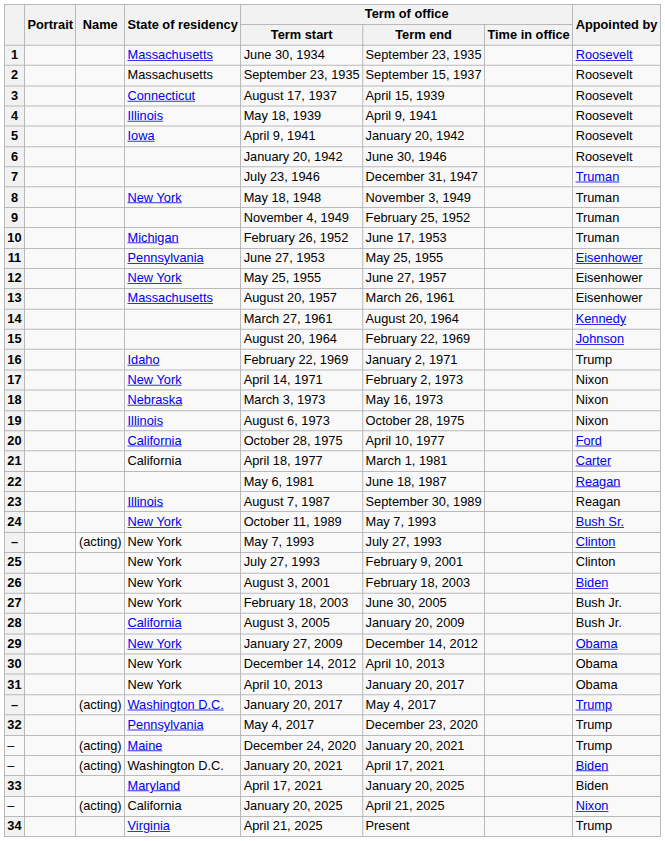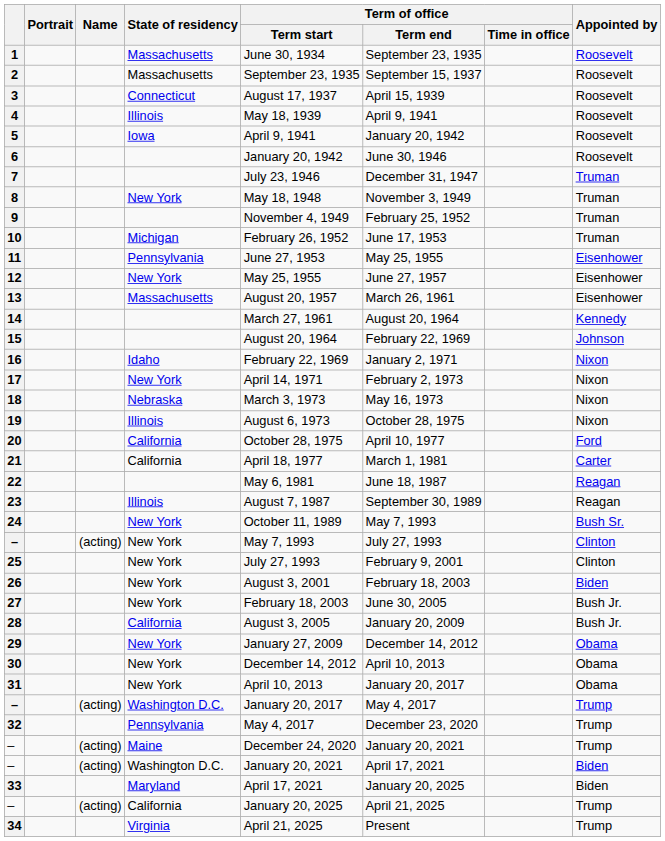(594, 359) Trump -> (592, 359) Nixon
(592, 806) Nixon -> (594, 806) Trump
